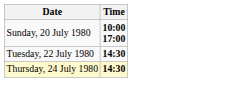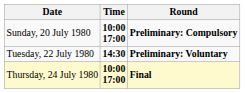+ column: (184, 12)
(114, 69) 14:30 -> (114, 75) 10:00 17:00
